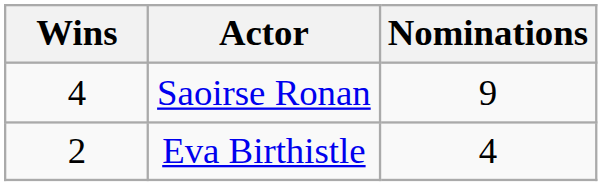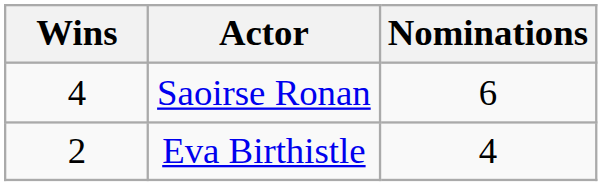(488, 92) 9 -> (488, 92) 6
